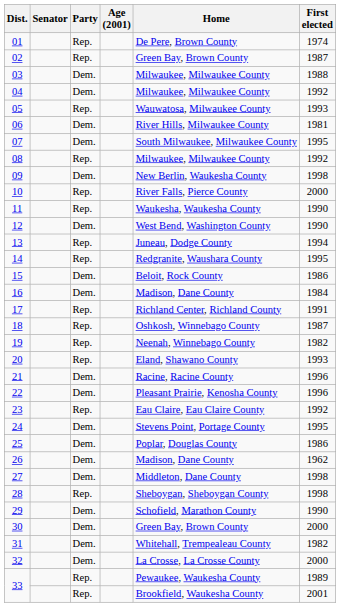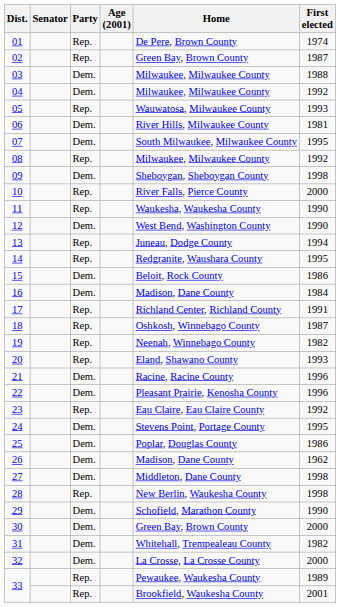(201, 175) New Berlin, Waukesha County -> (202, 175) Sheboygan, Sheboygan County
(202, 493) Sheboygan, Sheboygan County -> (201, 493) New Berlin, Waukesha County
